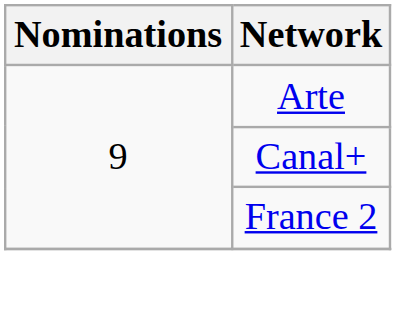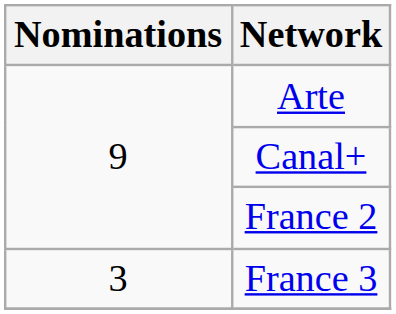+ row: (311, 277)
